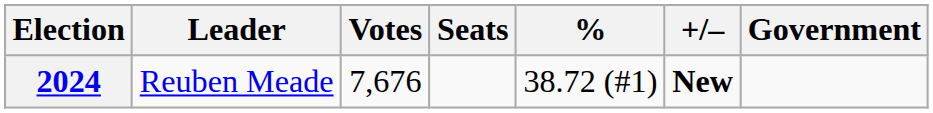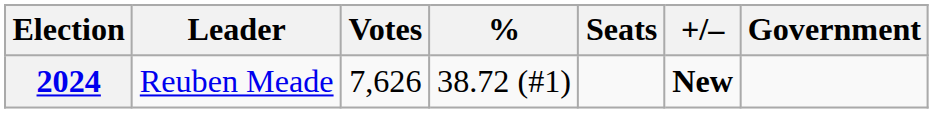columns swapped: (590, 30) <-> (473, 30)
(385, 81) 7,676 -> (385, 81) 7,626
